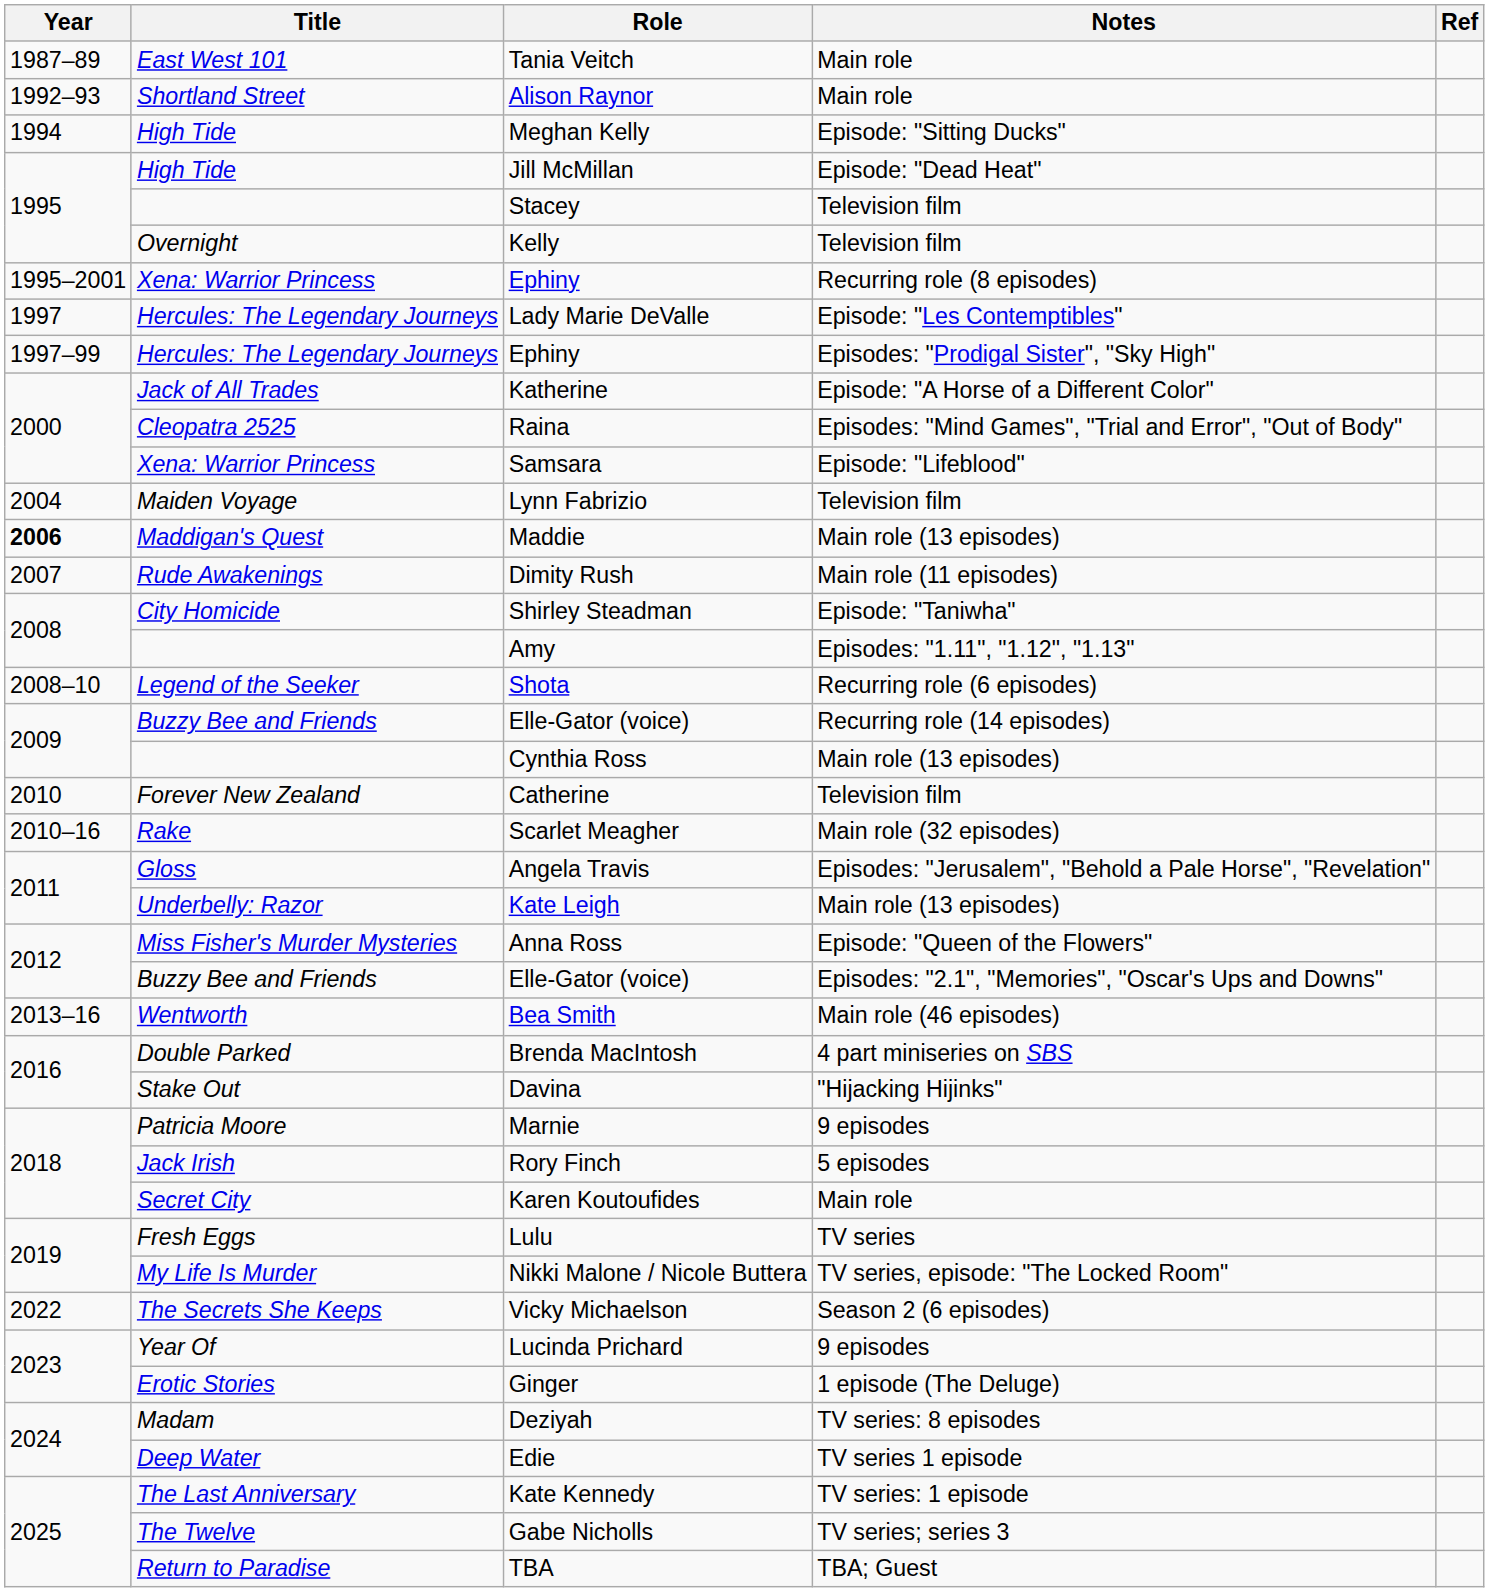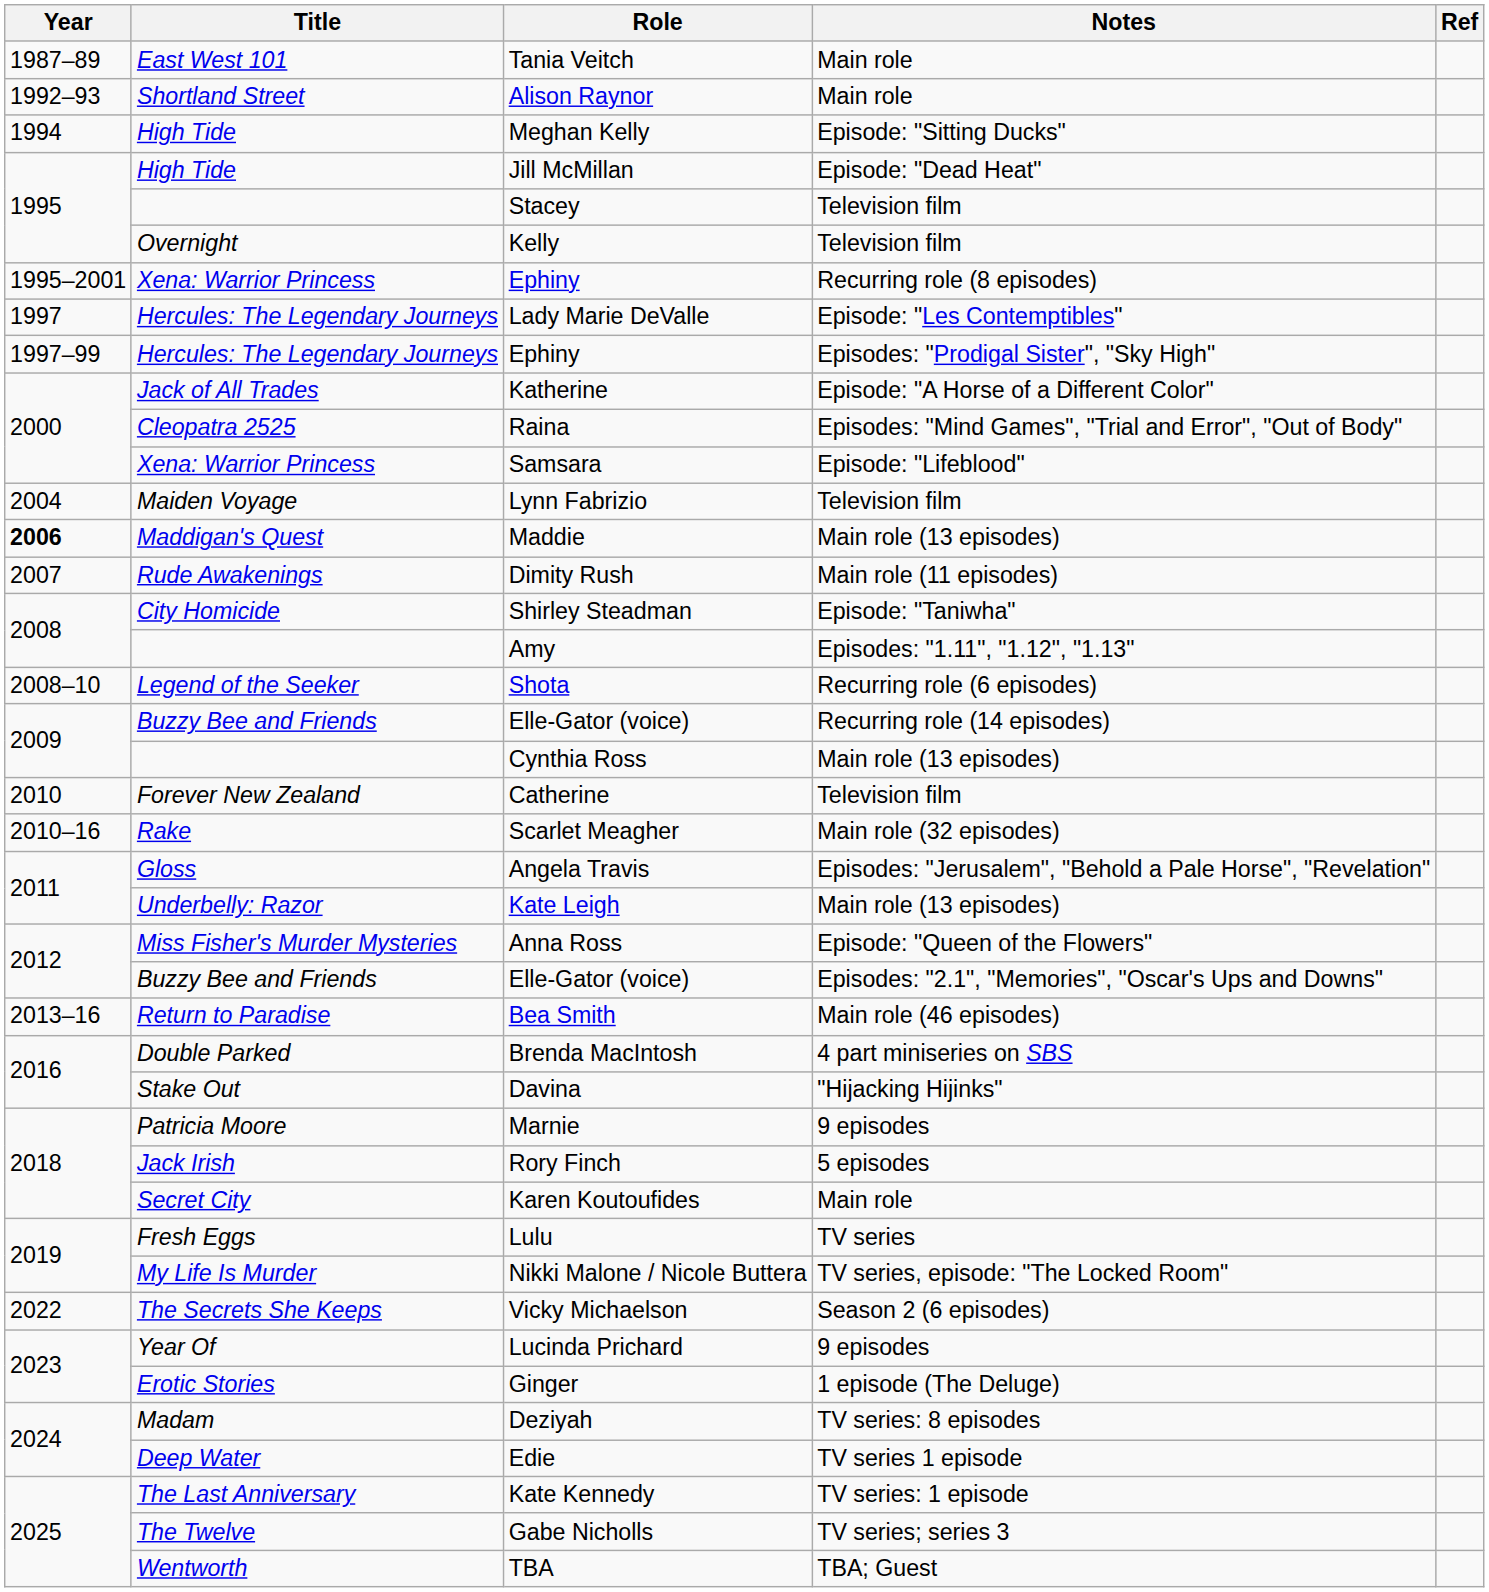(192, 1016) Wentworth -> (234, 1016) Return to Paradise
(234, 1568) Return to Paradise -> (192, 1568) Wentworth
